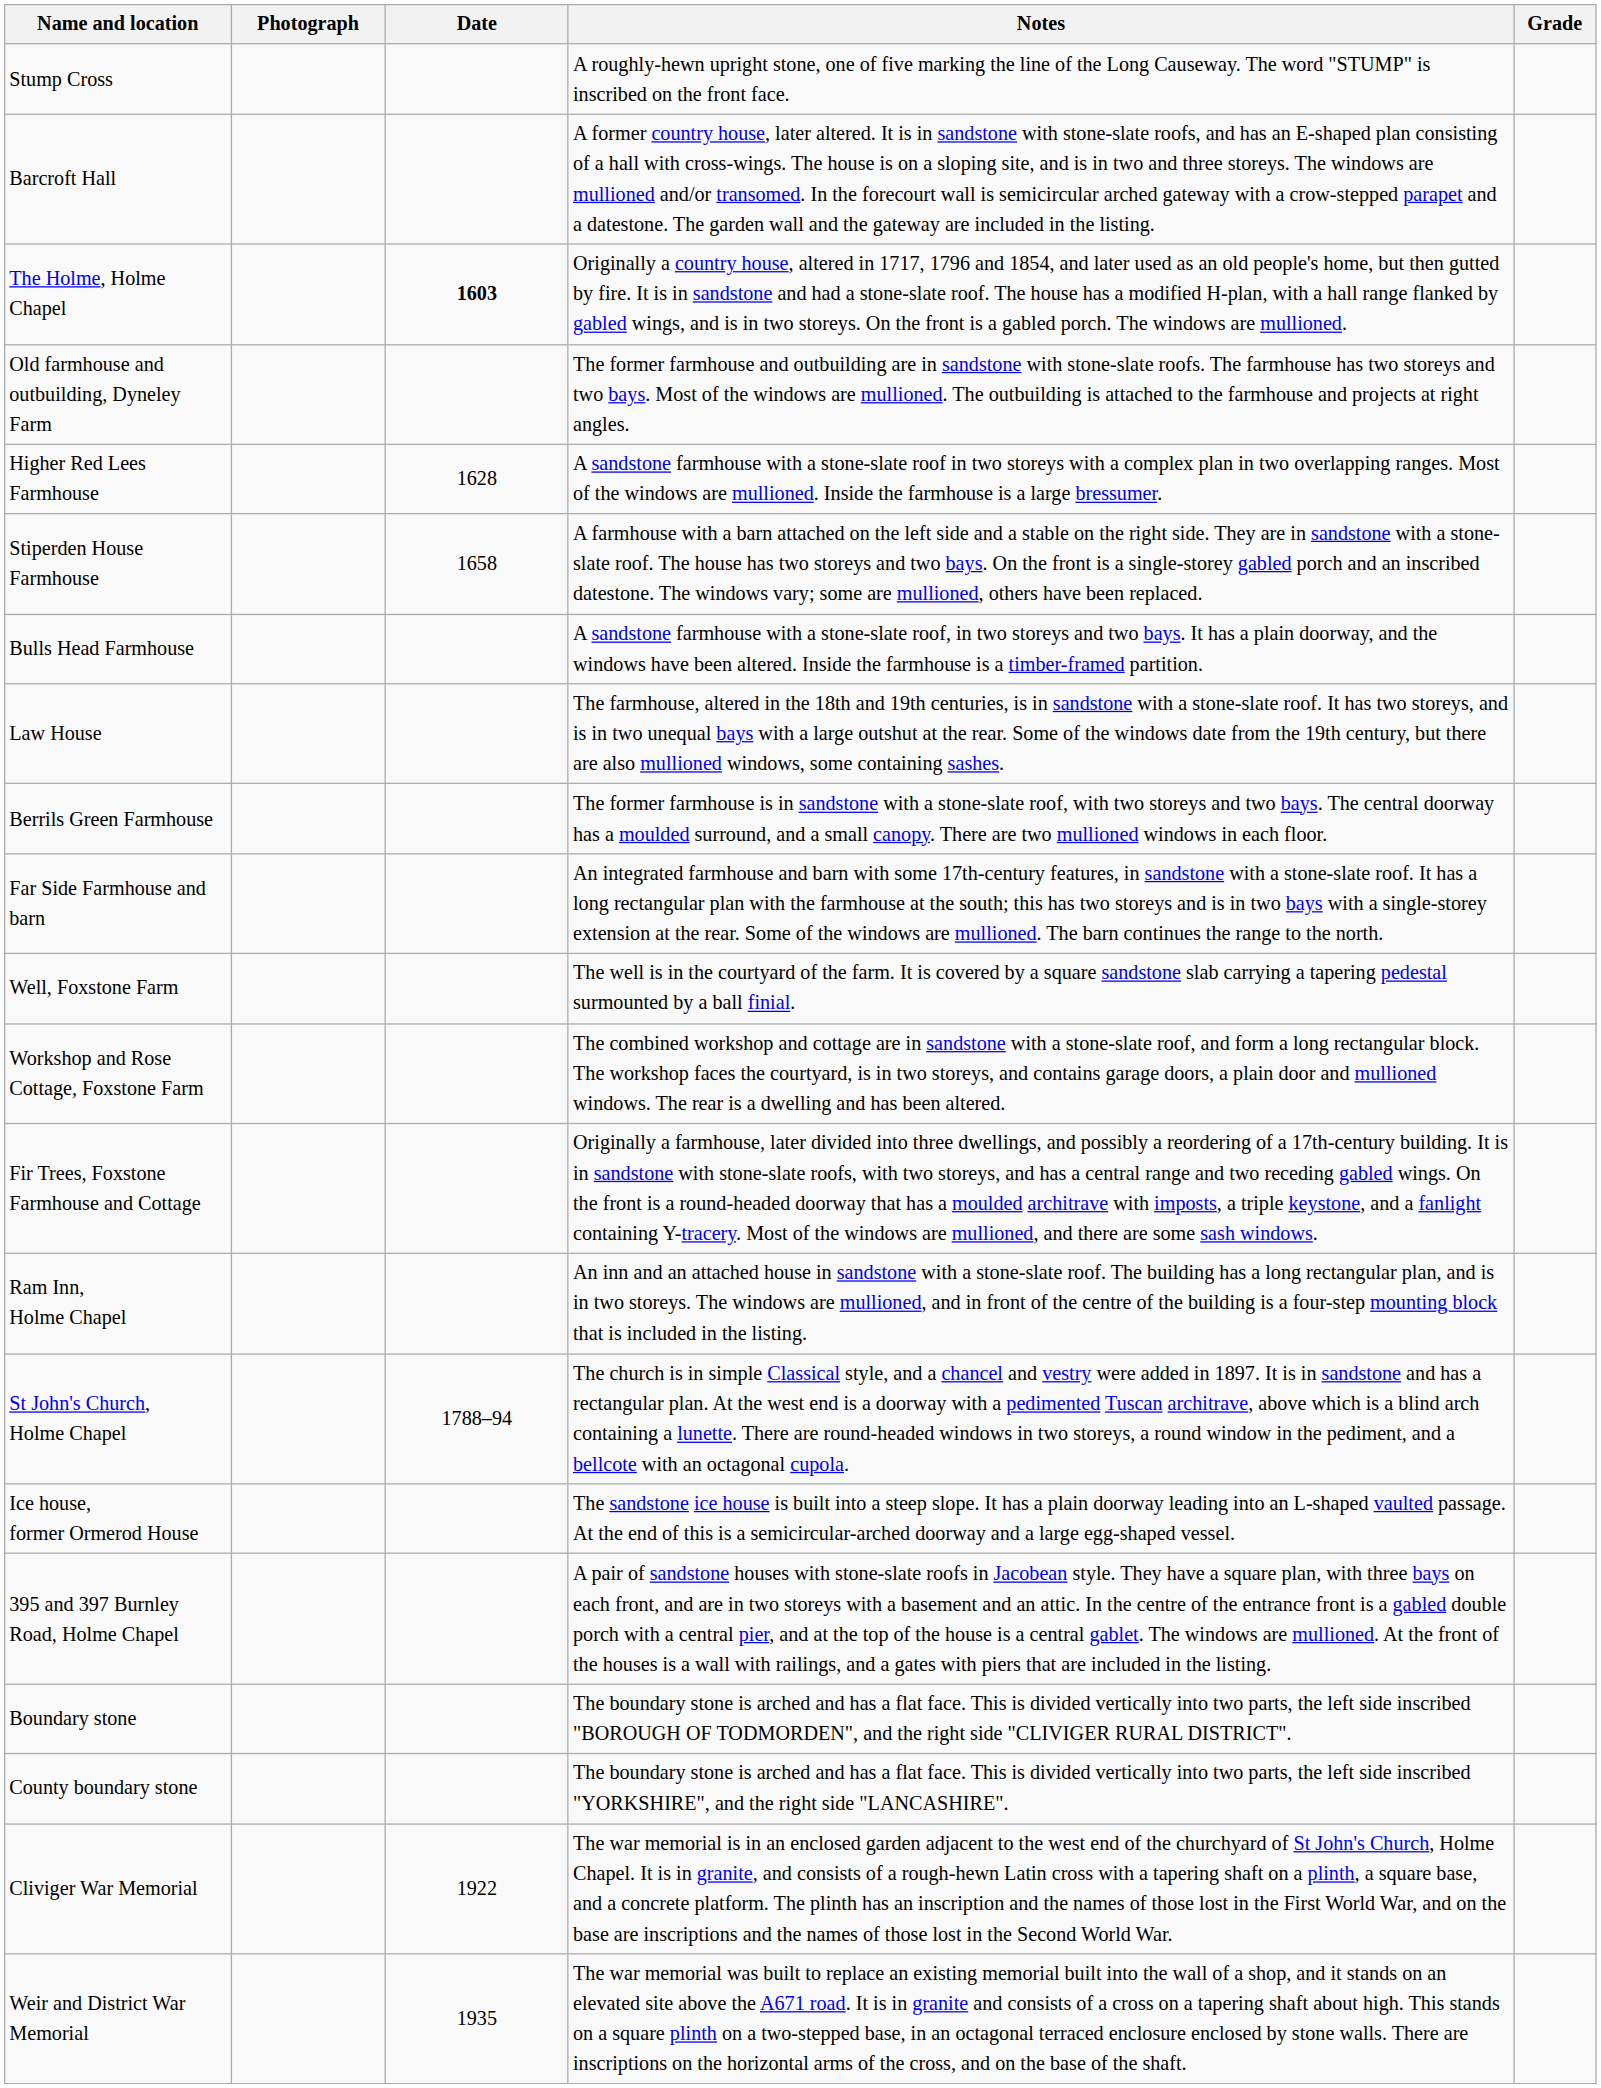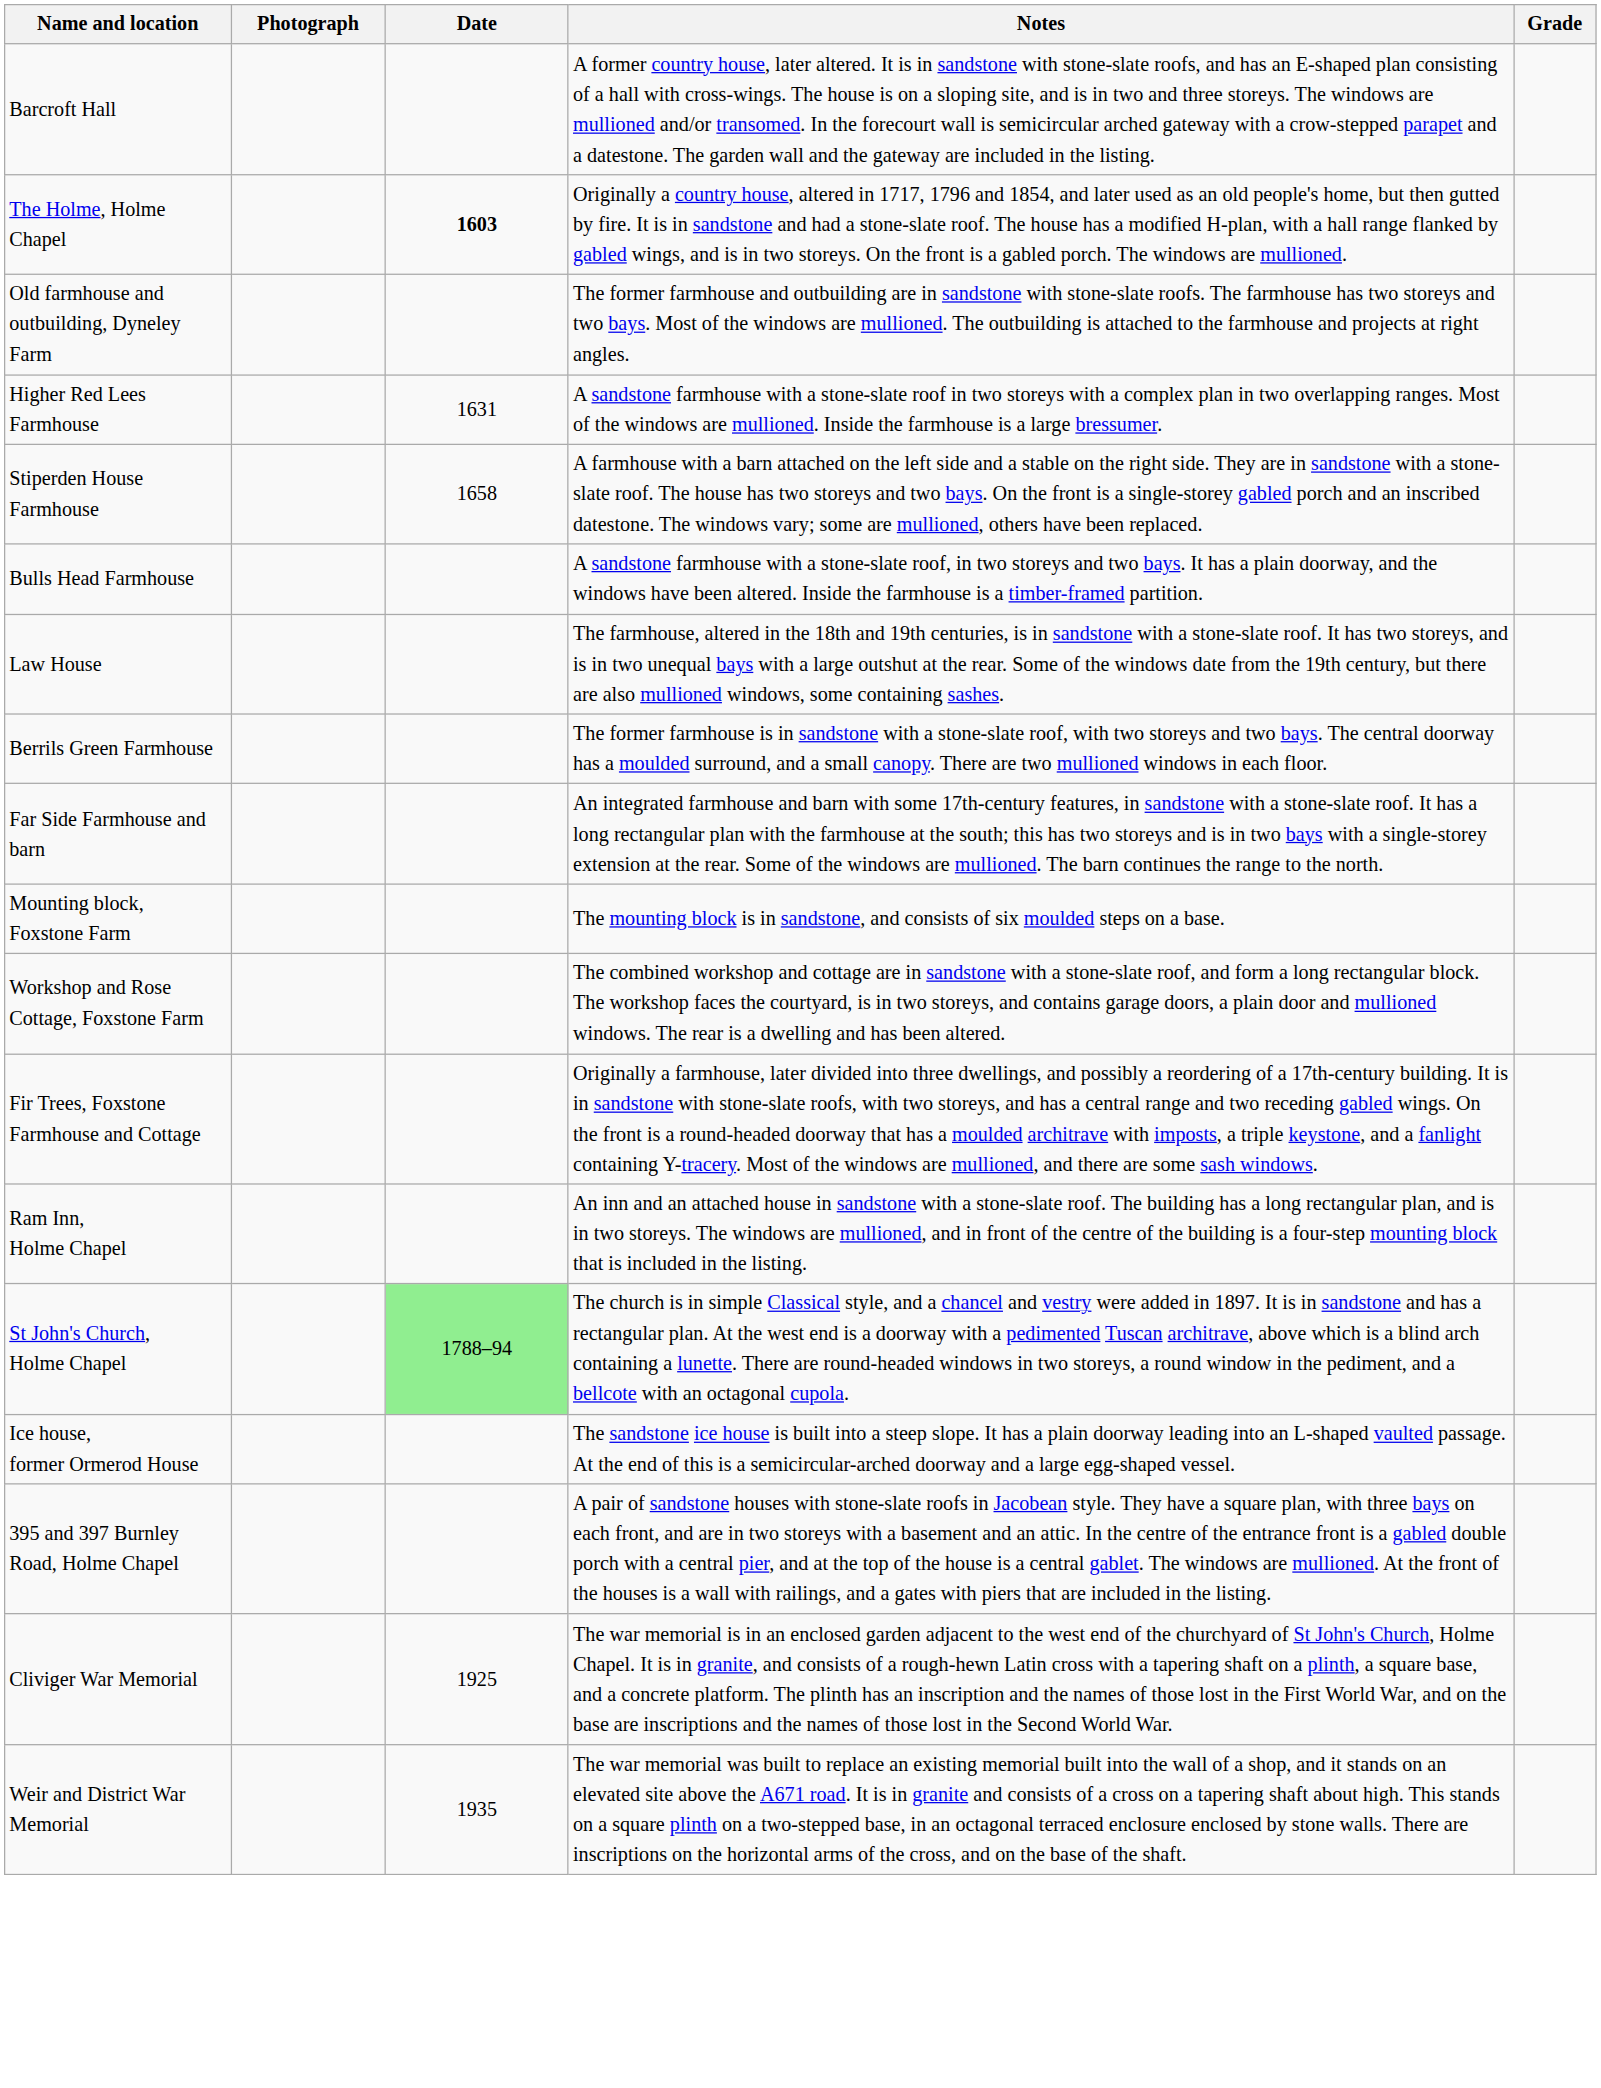- row: (61, 78)
(477, 478) 1628 -> (477, 409) 1631
+ row: (76, 918)
- row: (94, 988)
(477, 1418) no background -> (477, 1348) lightgreen background
- row: (73, 1718)
- row: (103, 1788)
(477, 1888) 1922 -> (477, 1679) 1925
